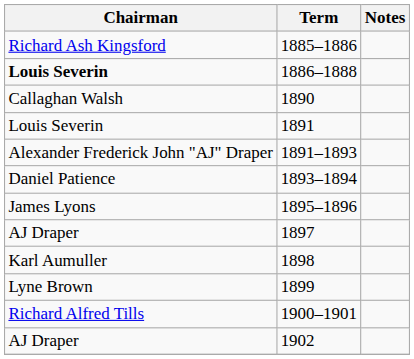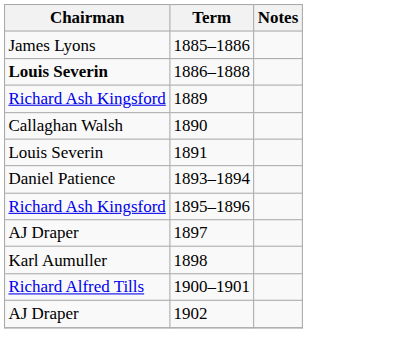(87, 44) Richard Ash Kingsford -> (52, 44) James Lyons
+ row: (191, 98)
- row: (319, 152)
(52, 206) James Lyons -> (87, 206) Richard Ash Kingsford
- row: (298, 286)
